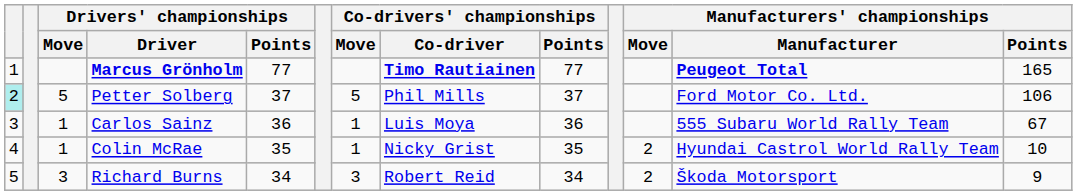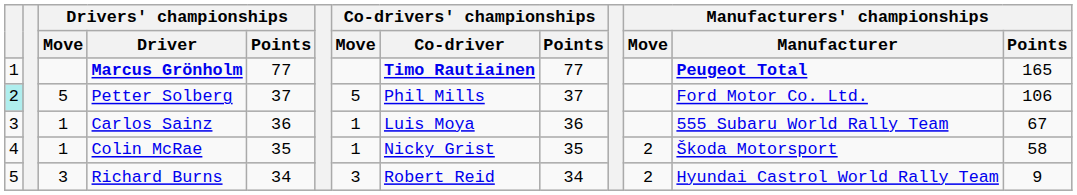(838, 150) Hyundai Castrol World Rally Team -> (757, 150) Škoda Motorsport
(1037, 150) 10 -> (1037, 150) 58
(757, 177) Škoda Motorsport -> (838, 177) Hyundai Castrol World Rally Team
